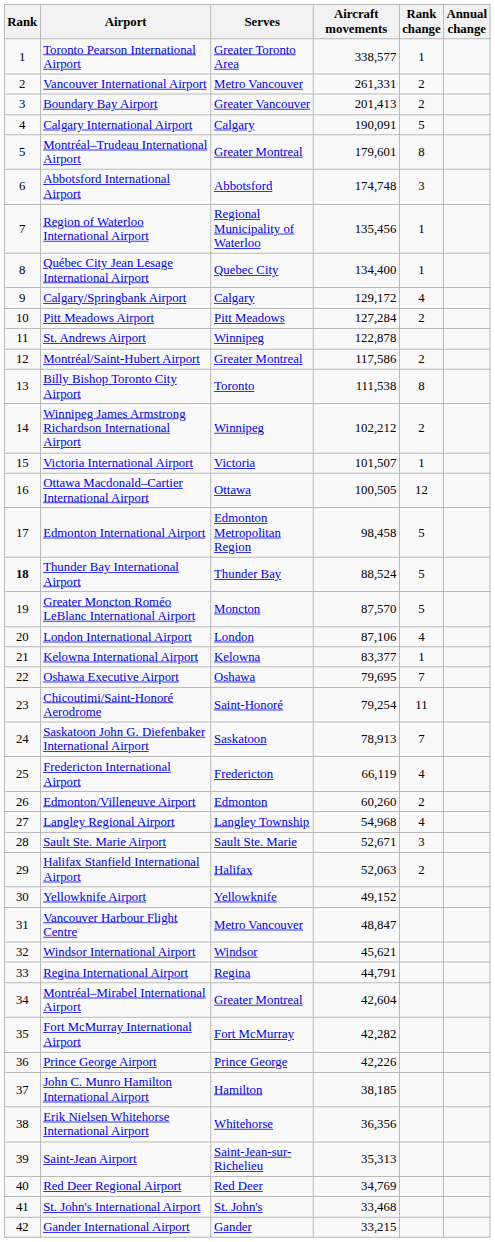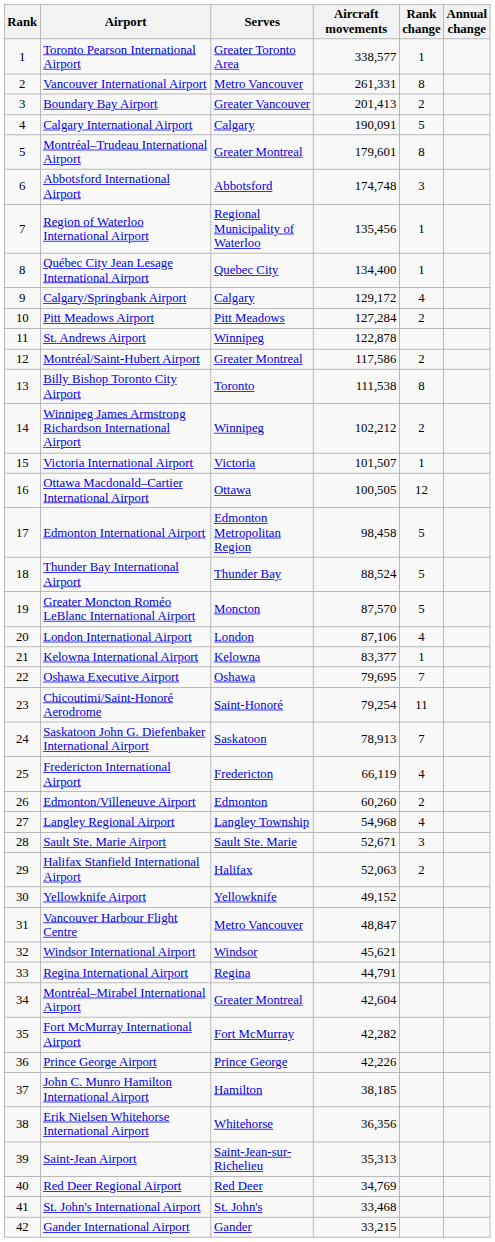(421, 84) 2 -> (421, 84) 8
(22, 574) bold -> (22, 574) normal
